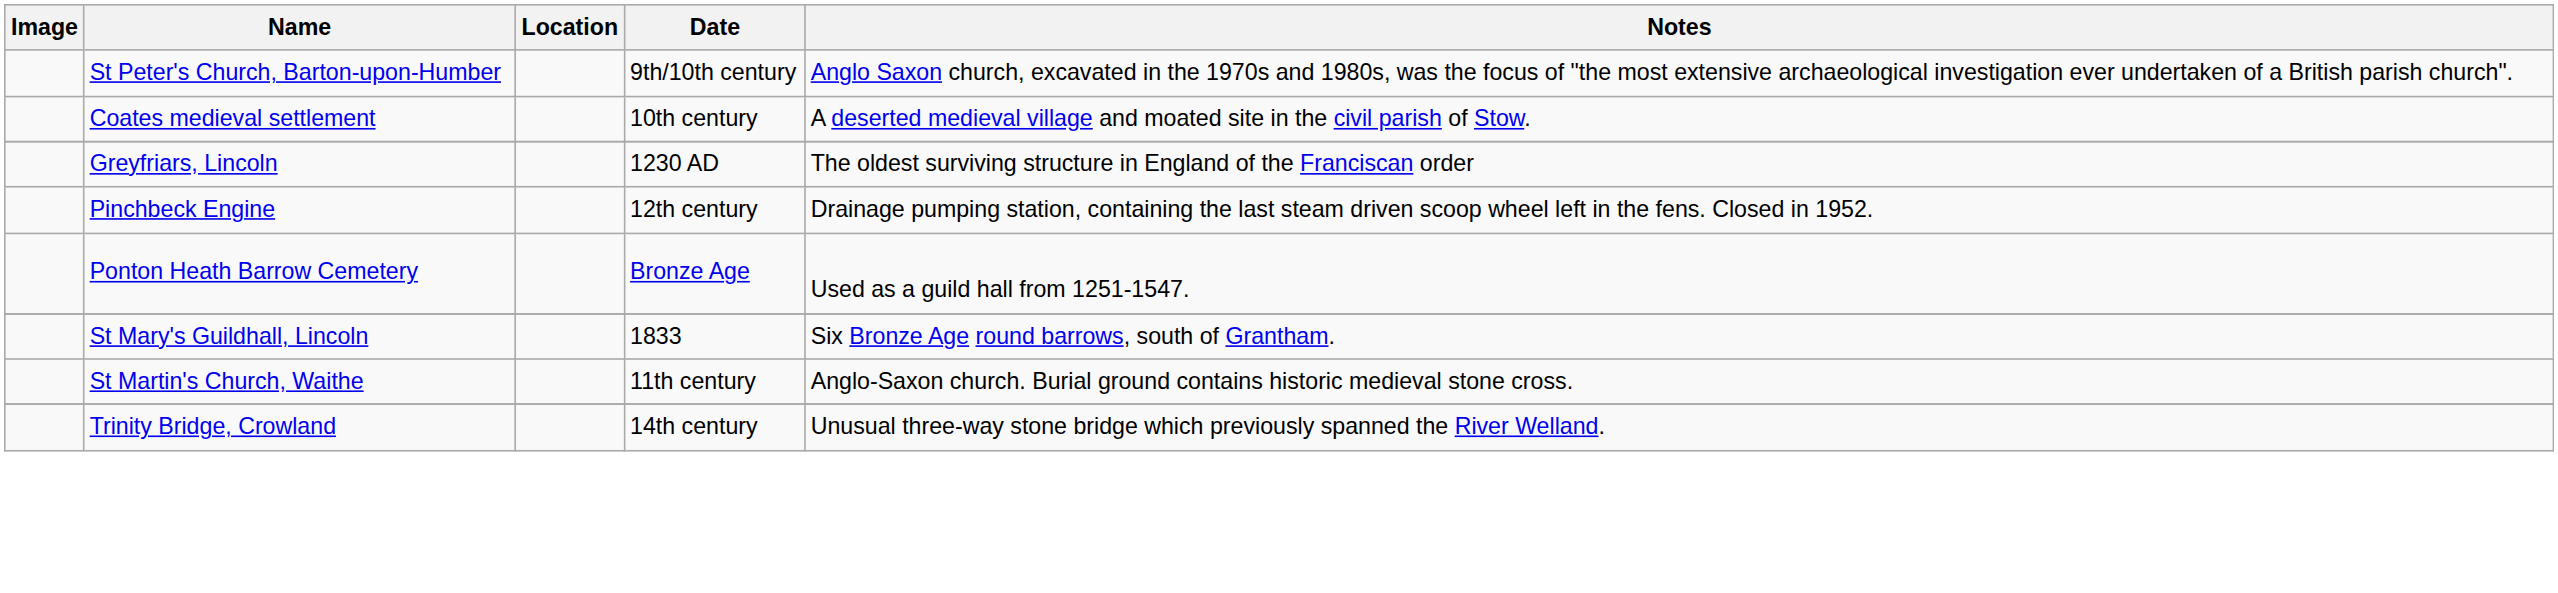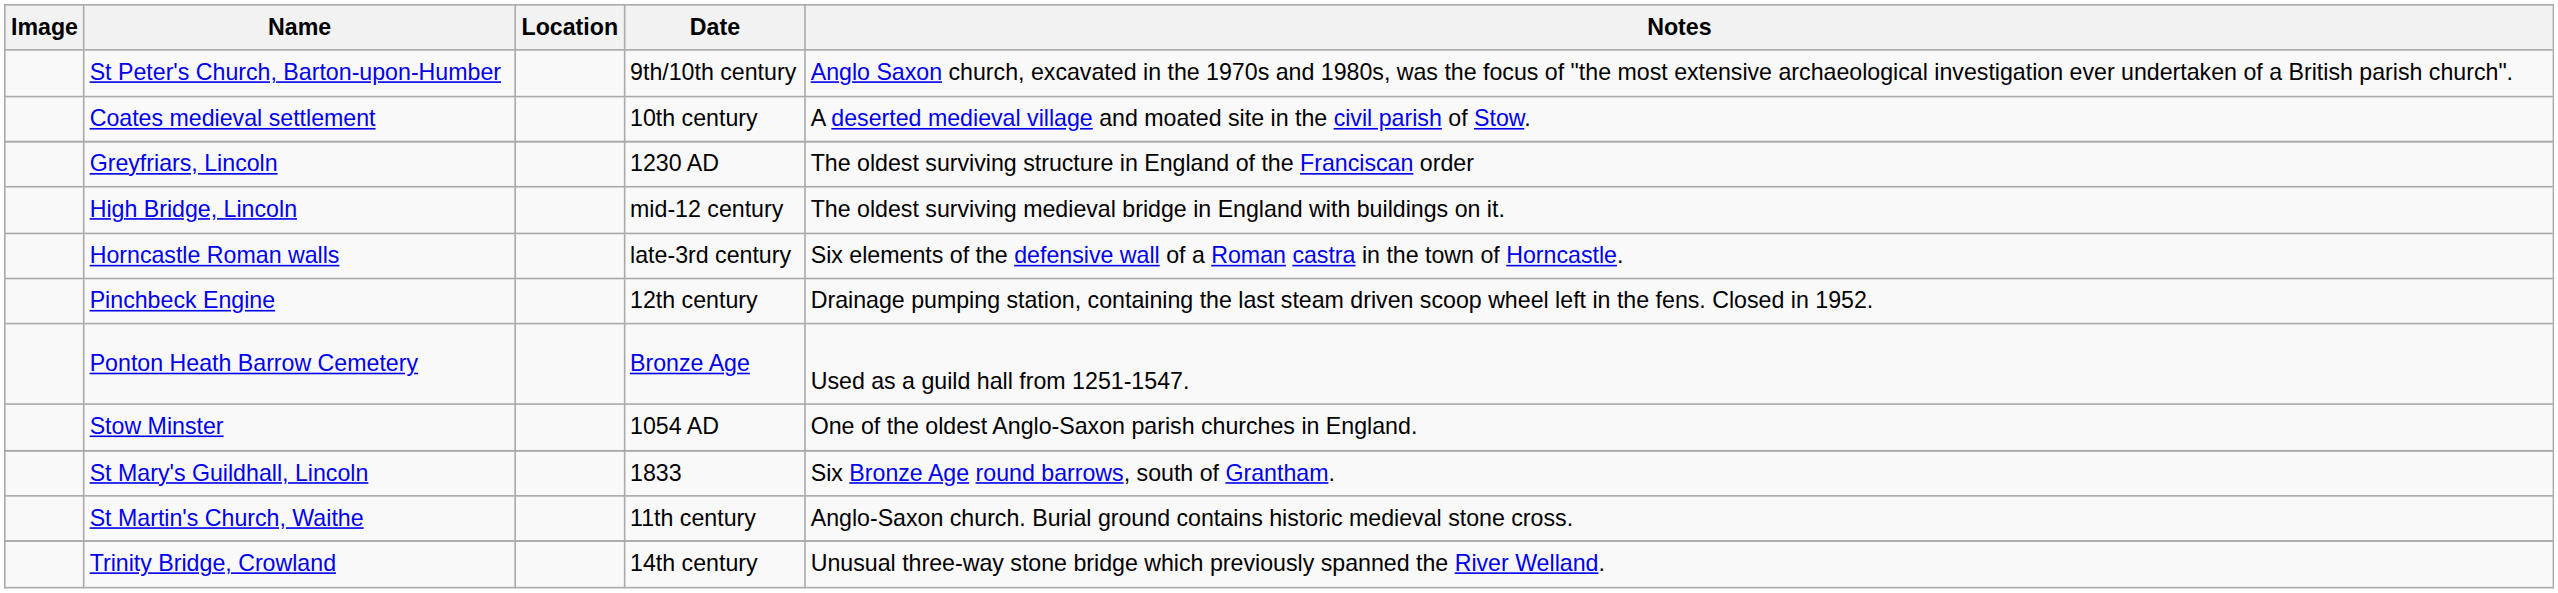+ row: (193, 209)
+ row: (215, 255)
+ row: (157, 427)
